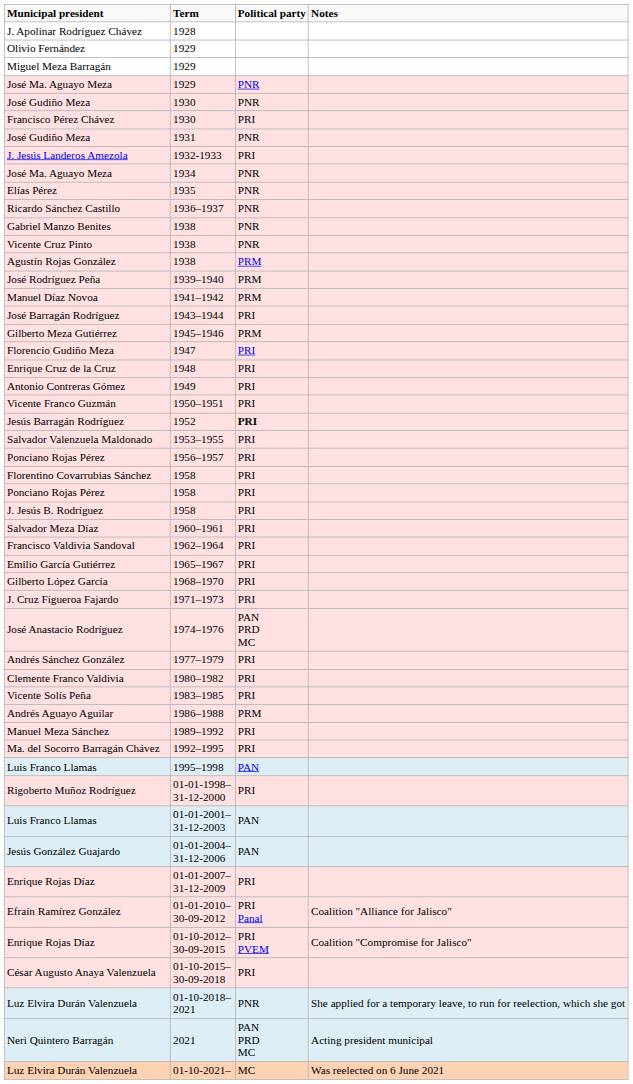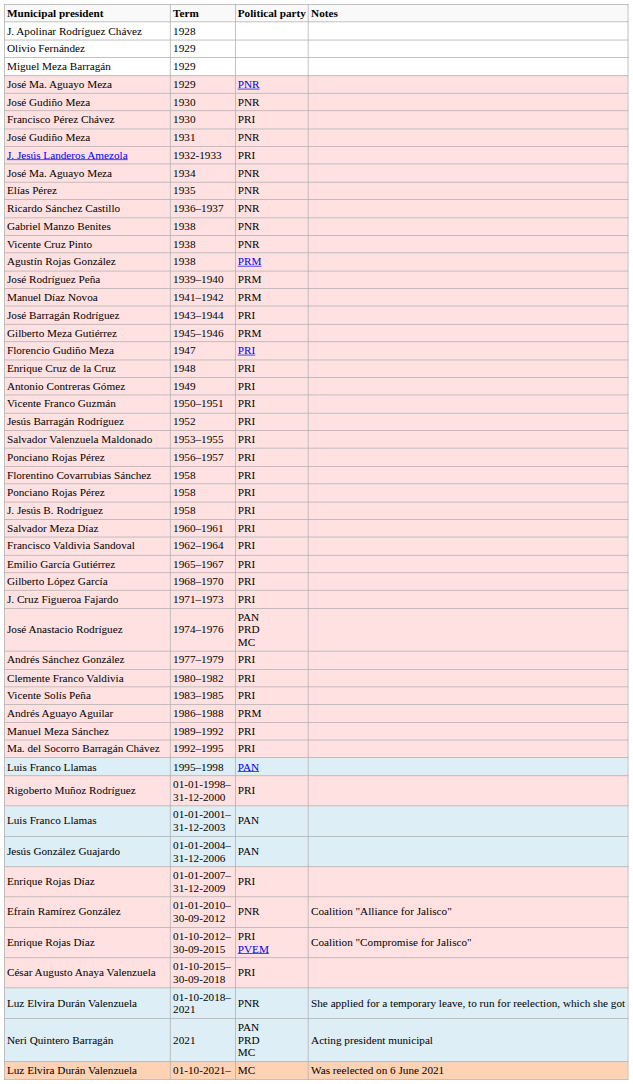(247, 421) bold -> (246, 421) normal
(250, 912) PRI Panal -> (249, 912) PNR
